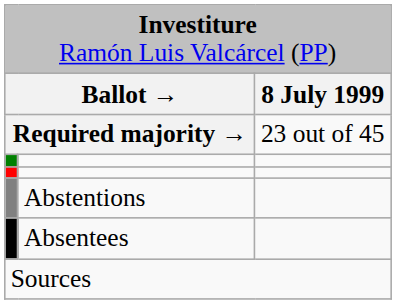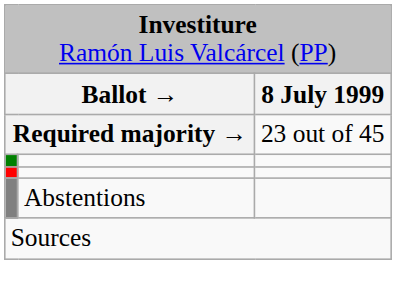- row: (11, 238)
